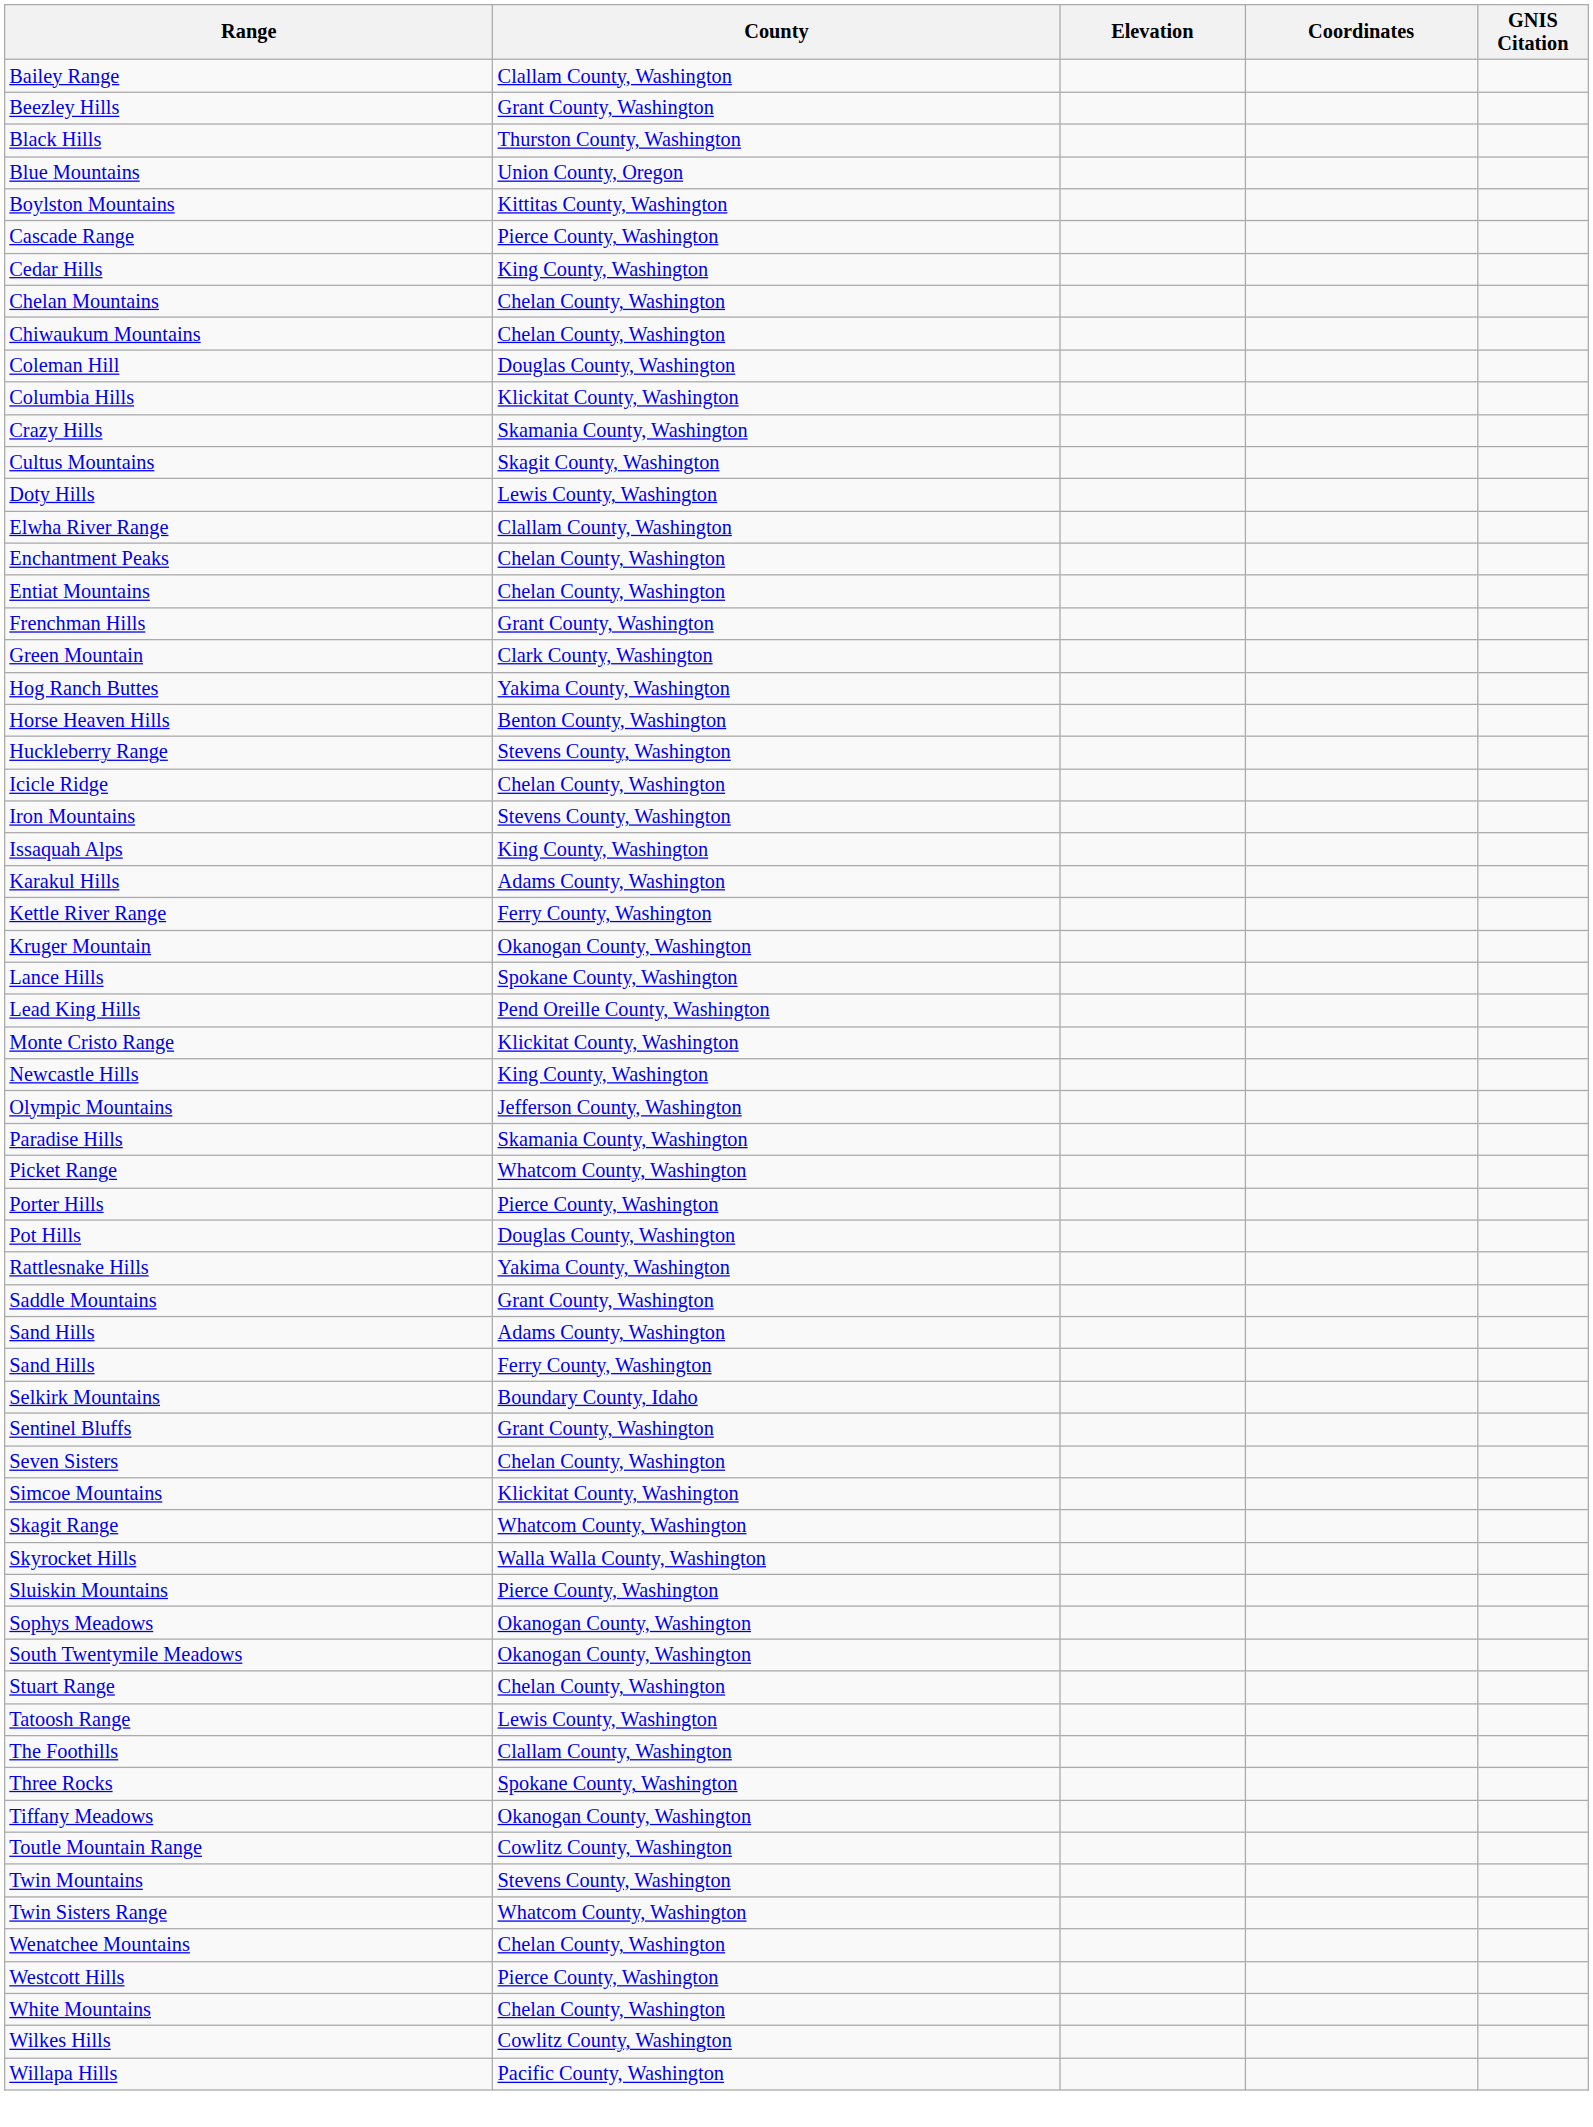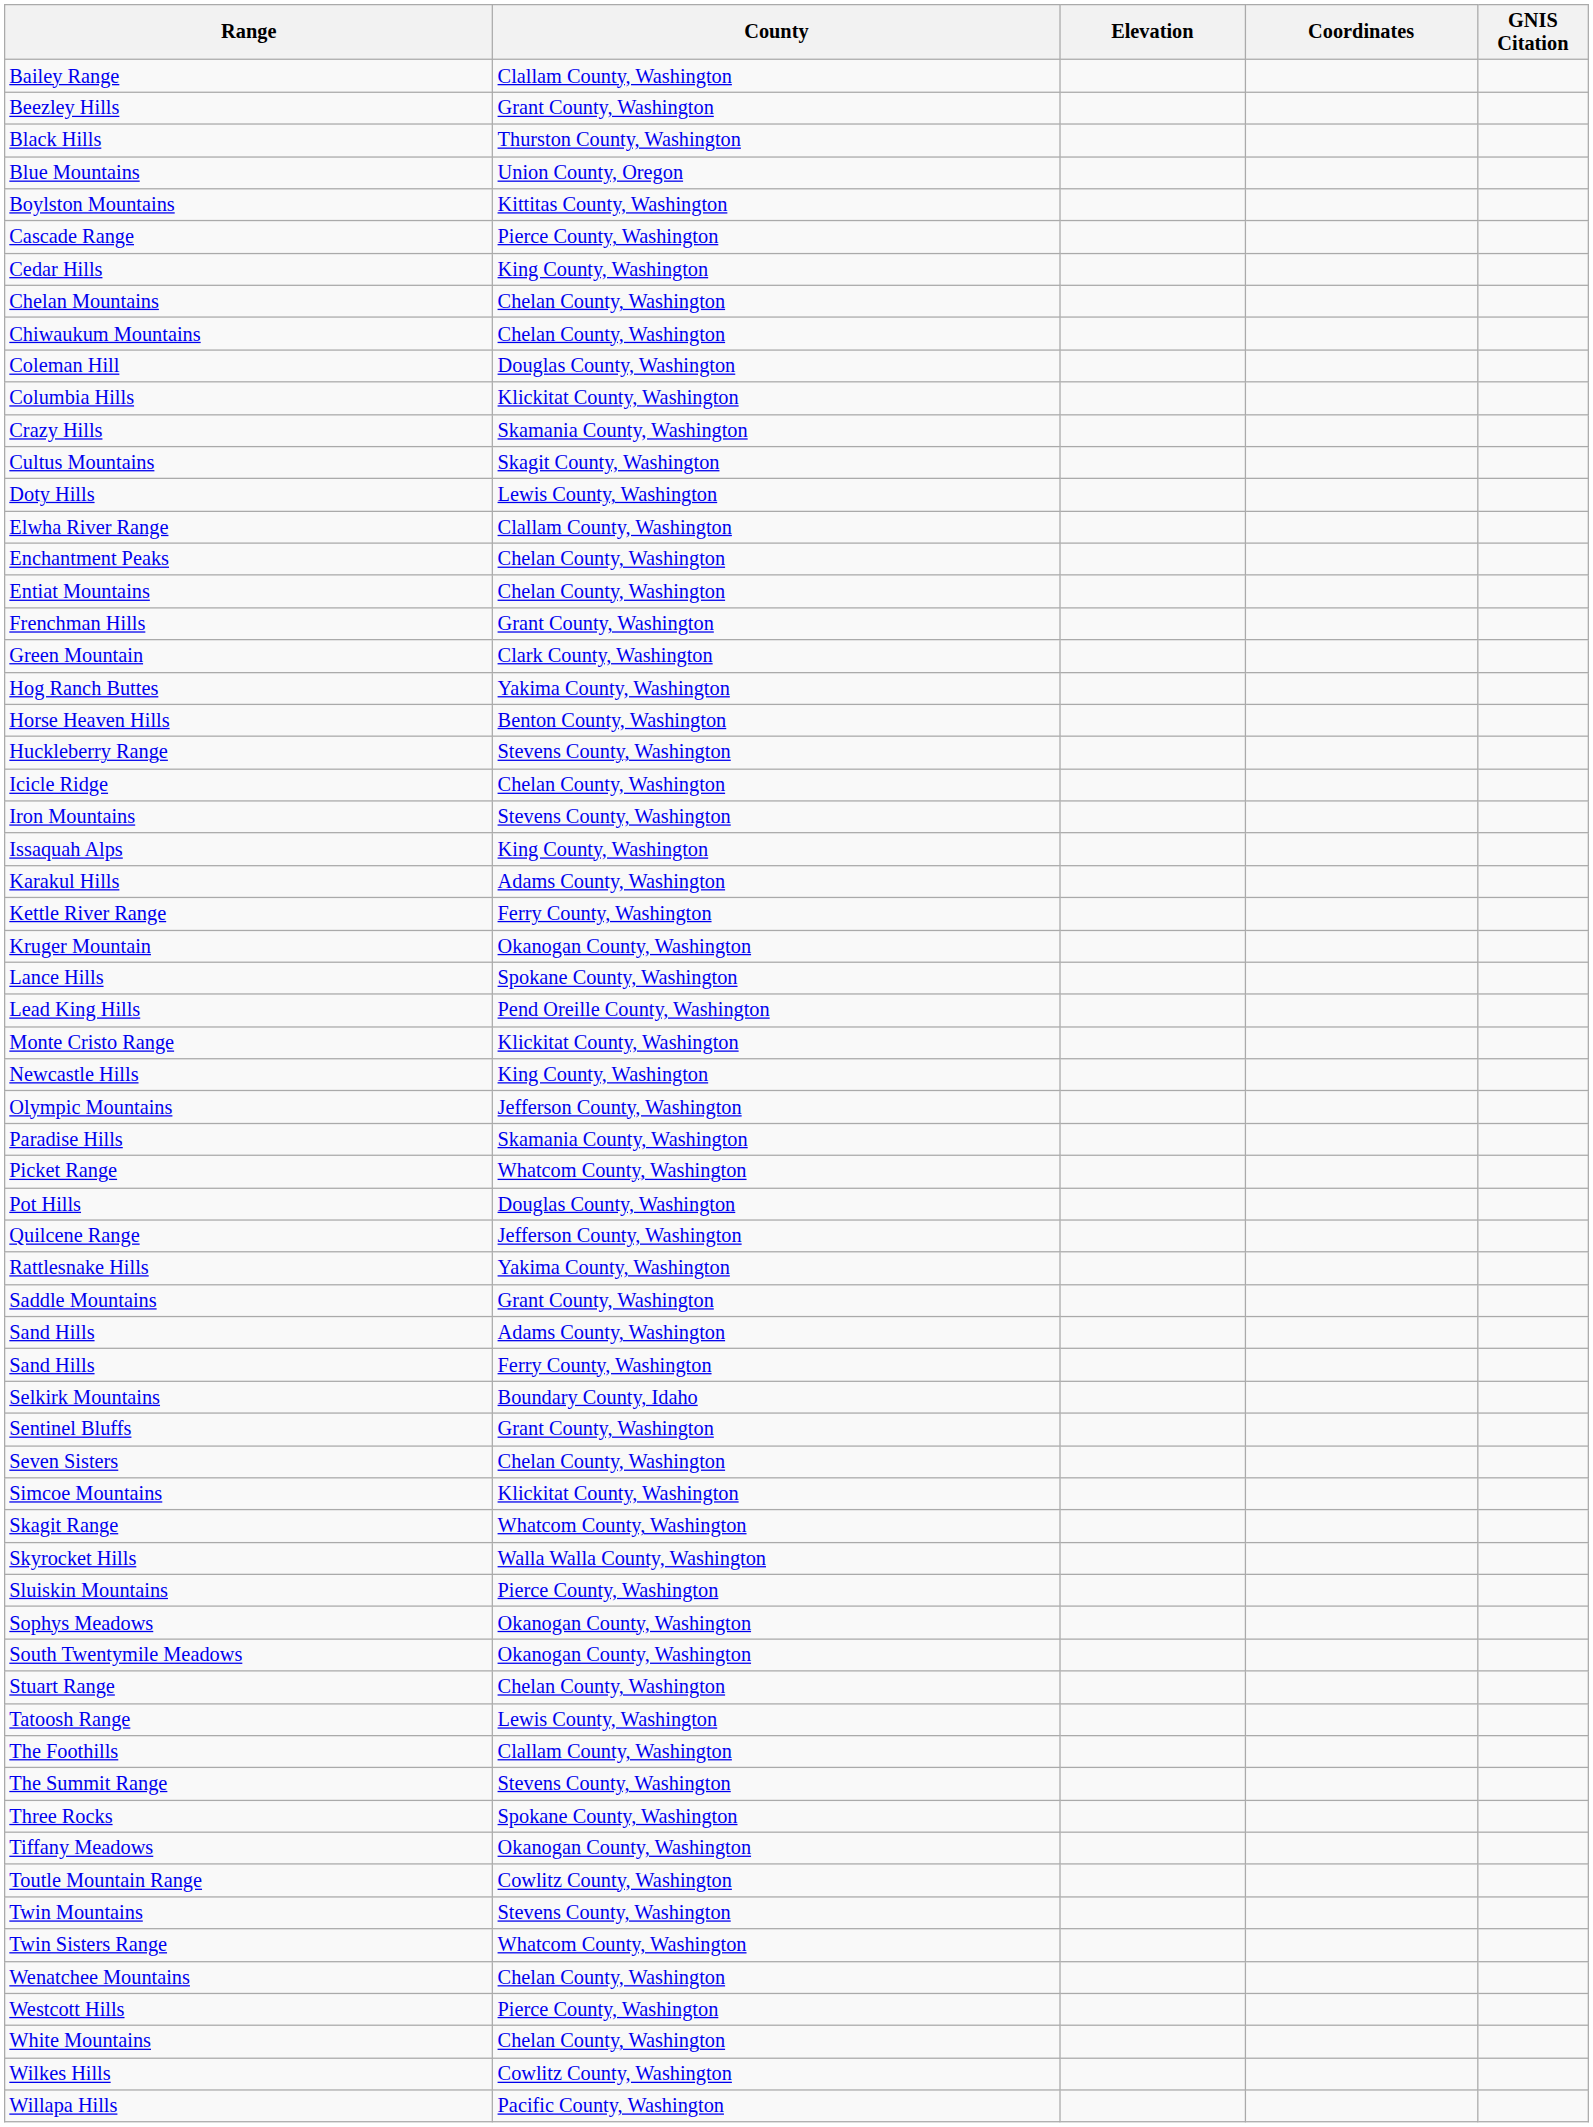- row: (56, 1203)
+ row: (74, 1235)
+ row: (88, 1783)
